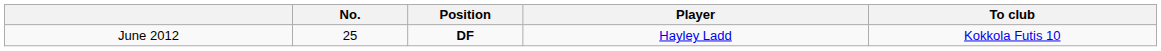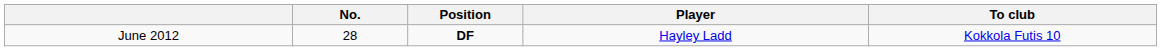(350, 35) 25 -> (350, 35) 28
